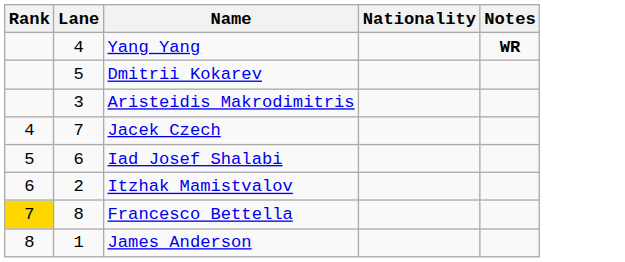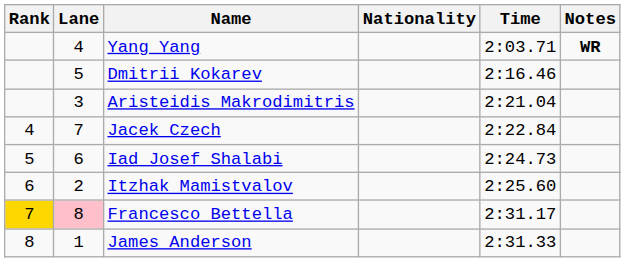+ column: (520, 19)
(79, 214) no background -> (79, 214) pink background
